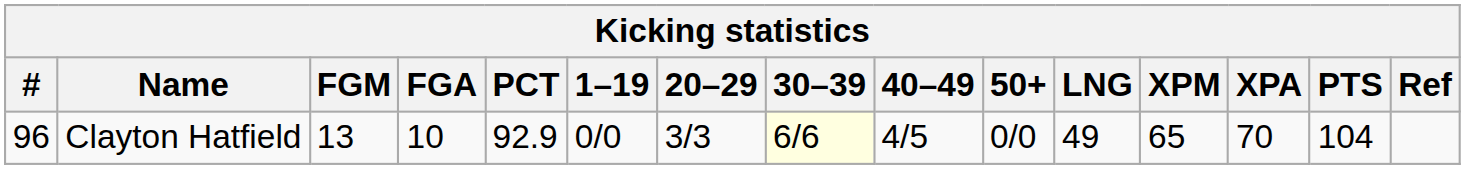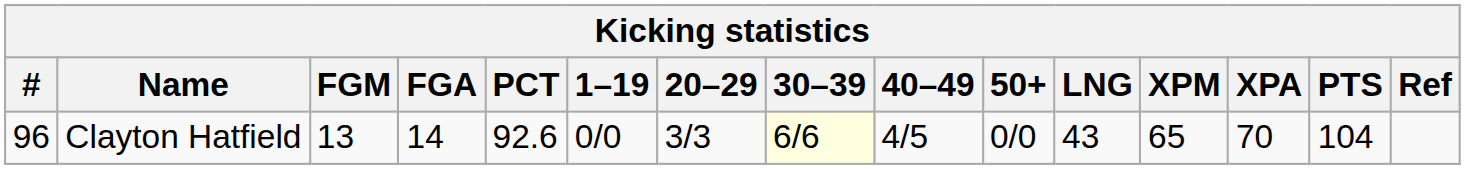(425, 137) 10 -> (425, 137) 14
(525, 137) 92.9 -> (525, 137) 92.6
(1081, 137) 49 -> (1081, 137) 43
